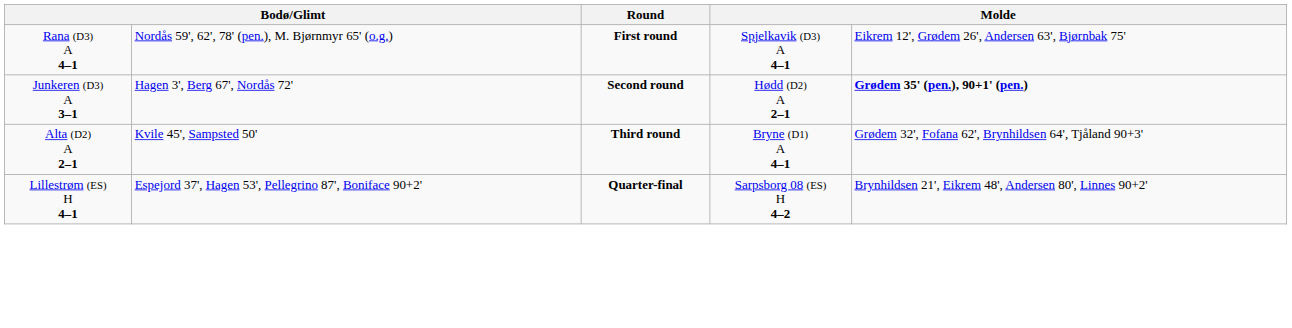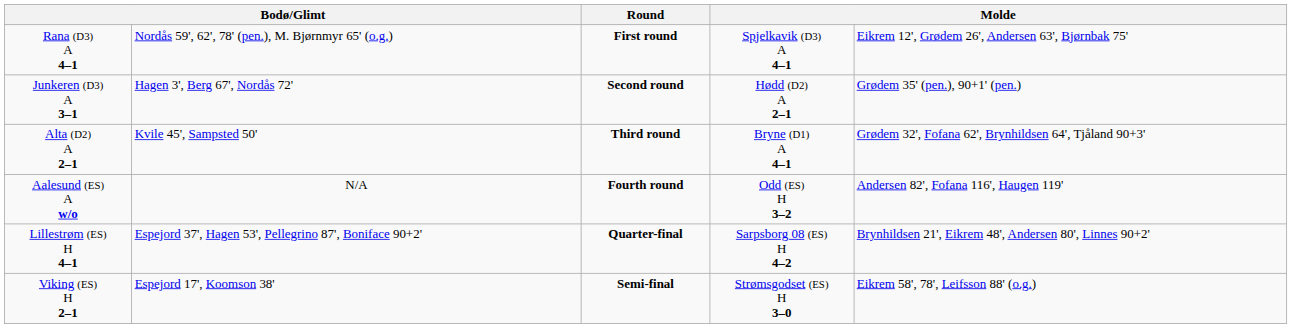(941, 85) bold -> (939, 85) normal
+ row: (68, 199)
+ row: (68, 298)
